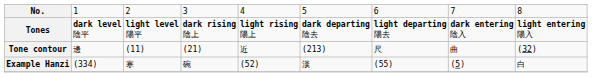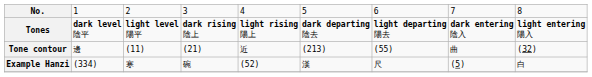(378, 49) 尺 -> (383, 49) (55)
(383, 64) (55) -> (378, 64) 尺
